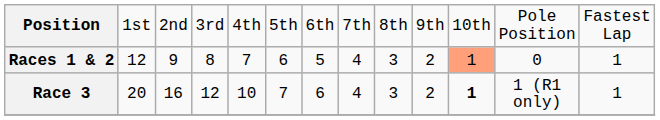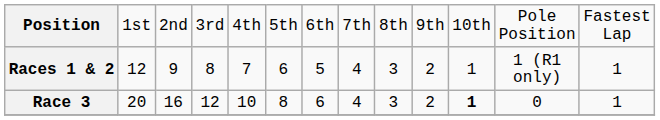(472, 60) lightsalmon background -> (472, 69) no background
(537, 60) 0 -> (537, 69) 1 (R1 only)
(283, 94) 7 -> (283, 103) 8
(537, 94) 1 (R1 only) -> (537, 103) 0
